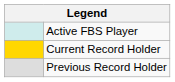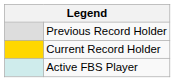rows swapped: (92, 31) <-> (107, 67)
